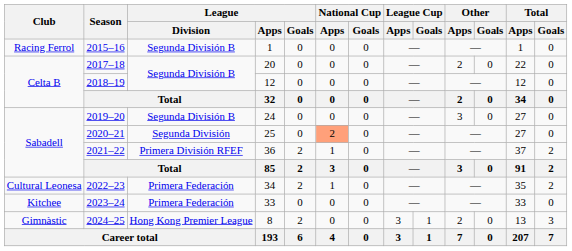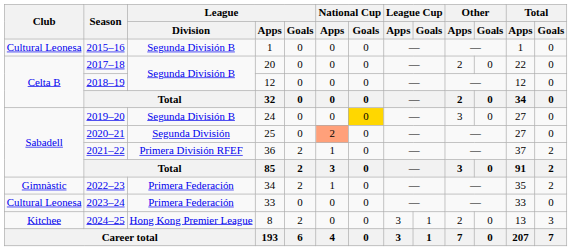(44, 47) Racing Ferrol -> (44, 47) Cultural Leonesa
(366, 116) no background -> (366, 116) gold background
(44, 185) Cultural Leonesa -> (44, 185) Gimnàstic
(44, 202) Kitchee -> (44, 202) Cultural Leonesa
(44, 220) Gimnàstic -> (44, 220) Kitchee
